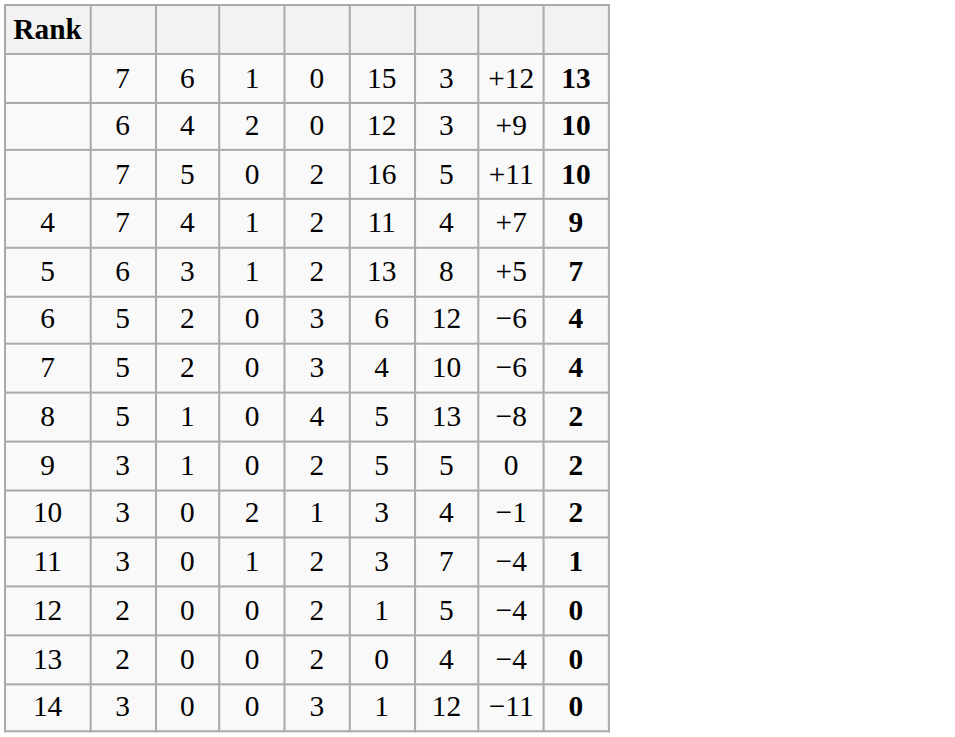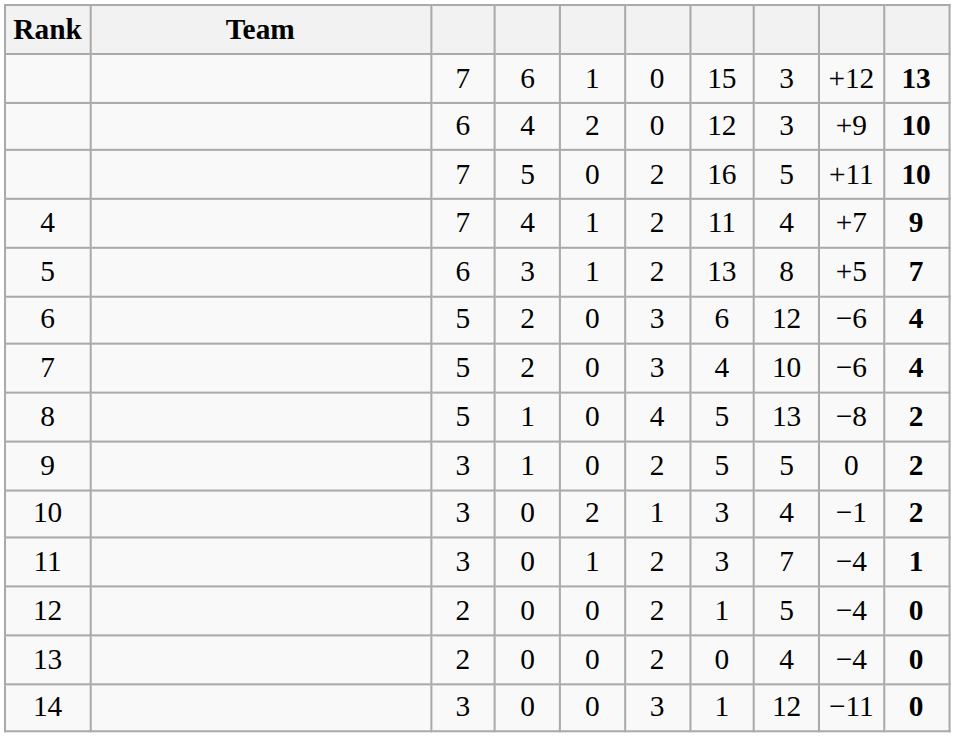+ column: (260, 29)
